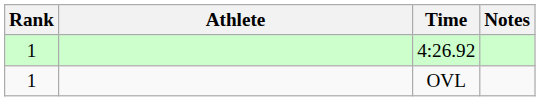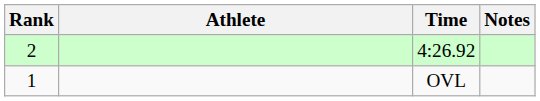(31, 50) 1 -> (31, 50) 2
